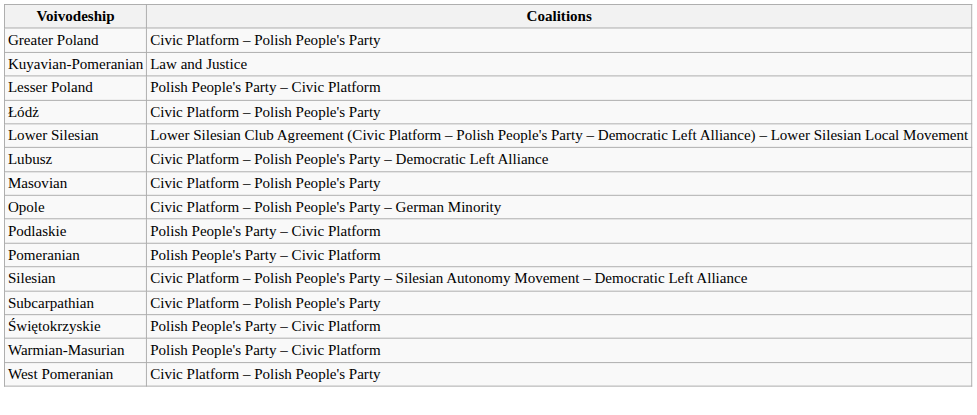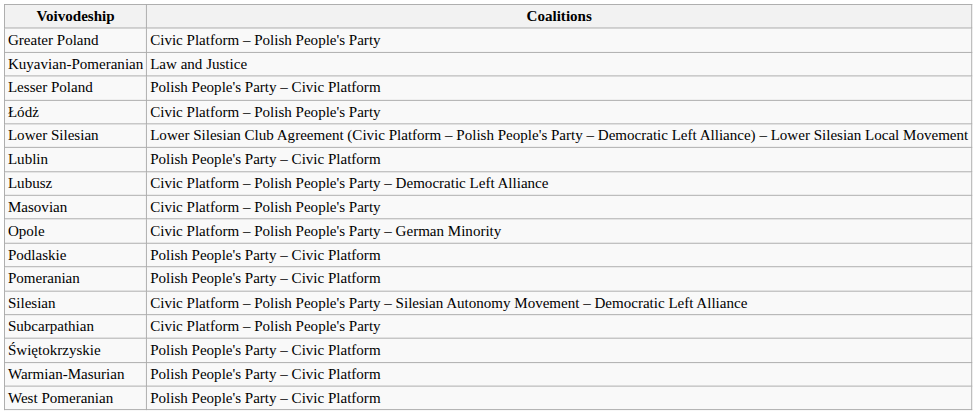+ row: (28, 159)
(265, 374) Civic Platform – Polish People's Party -> (265, 398) Polish People's Party – Civic Platform
